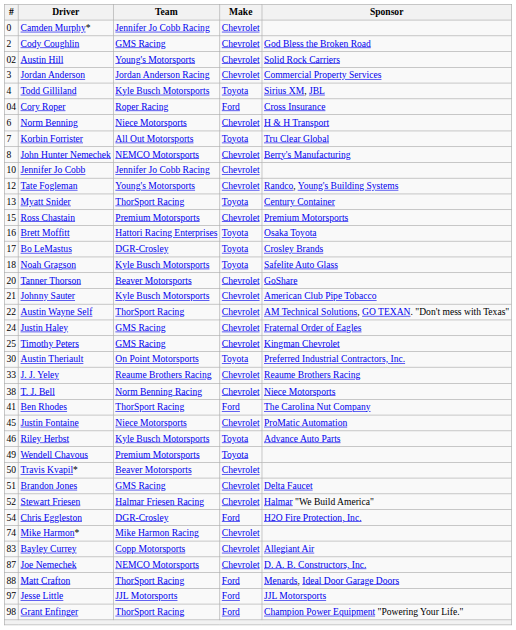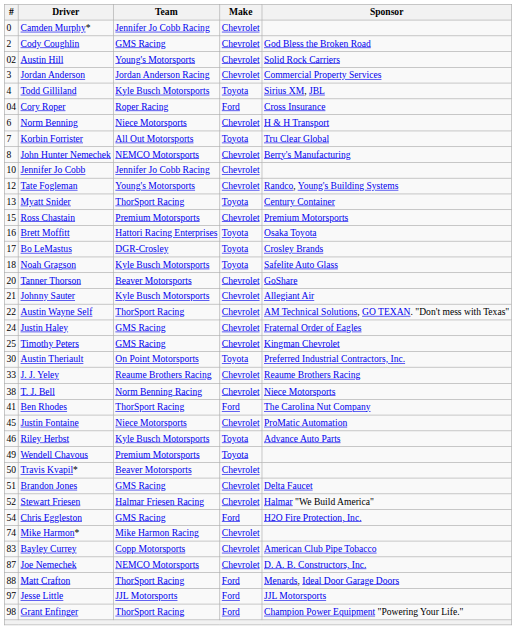(320, 296) American Club Pipe Tobacco -> (289, 296) Allegiant Air
(142, 517) DGR-Crosley -> (140, 517) GMS Racing
(289, 549) Allegiant Air -> (320, 549) American Club Pipe Tobacco
